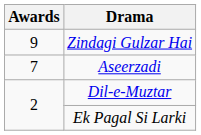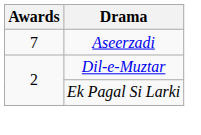- row: (130, 42)
